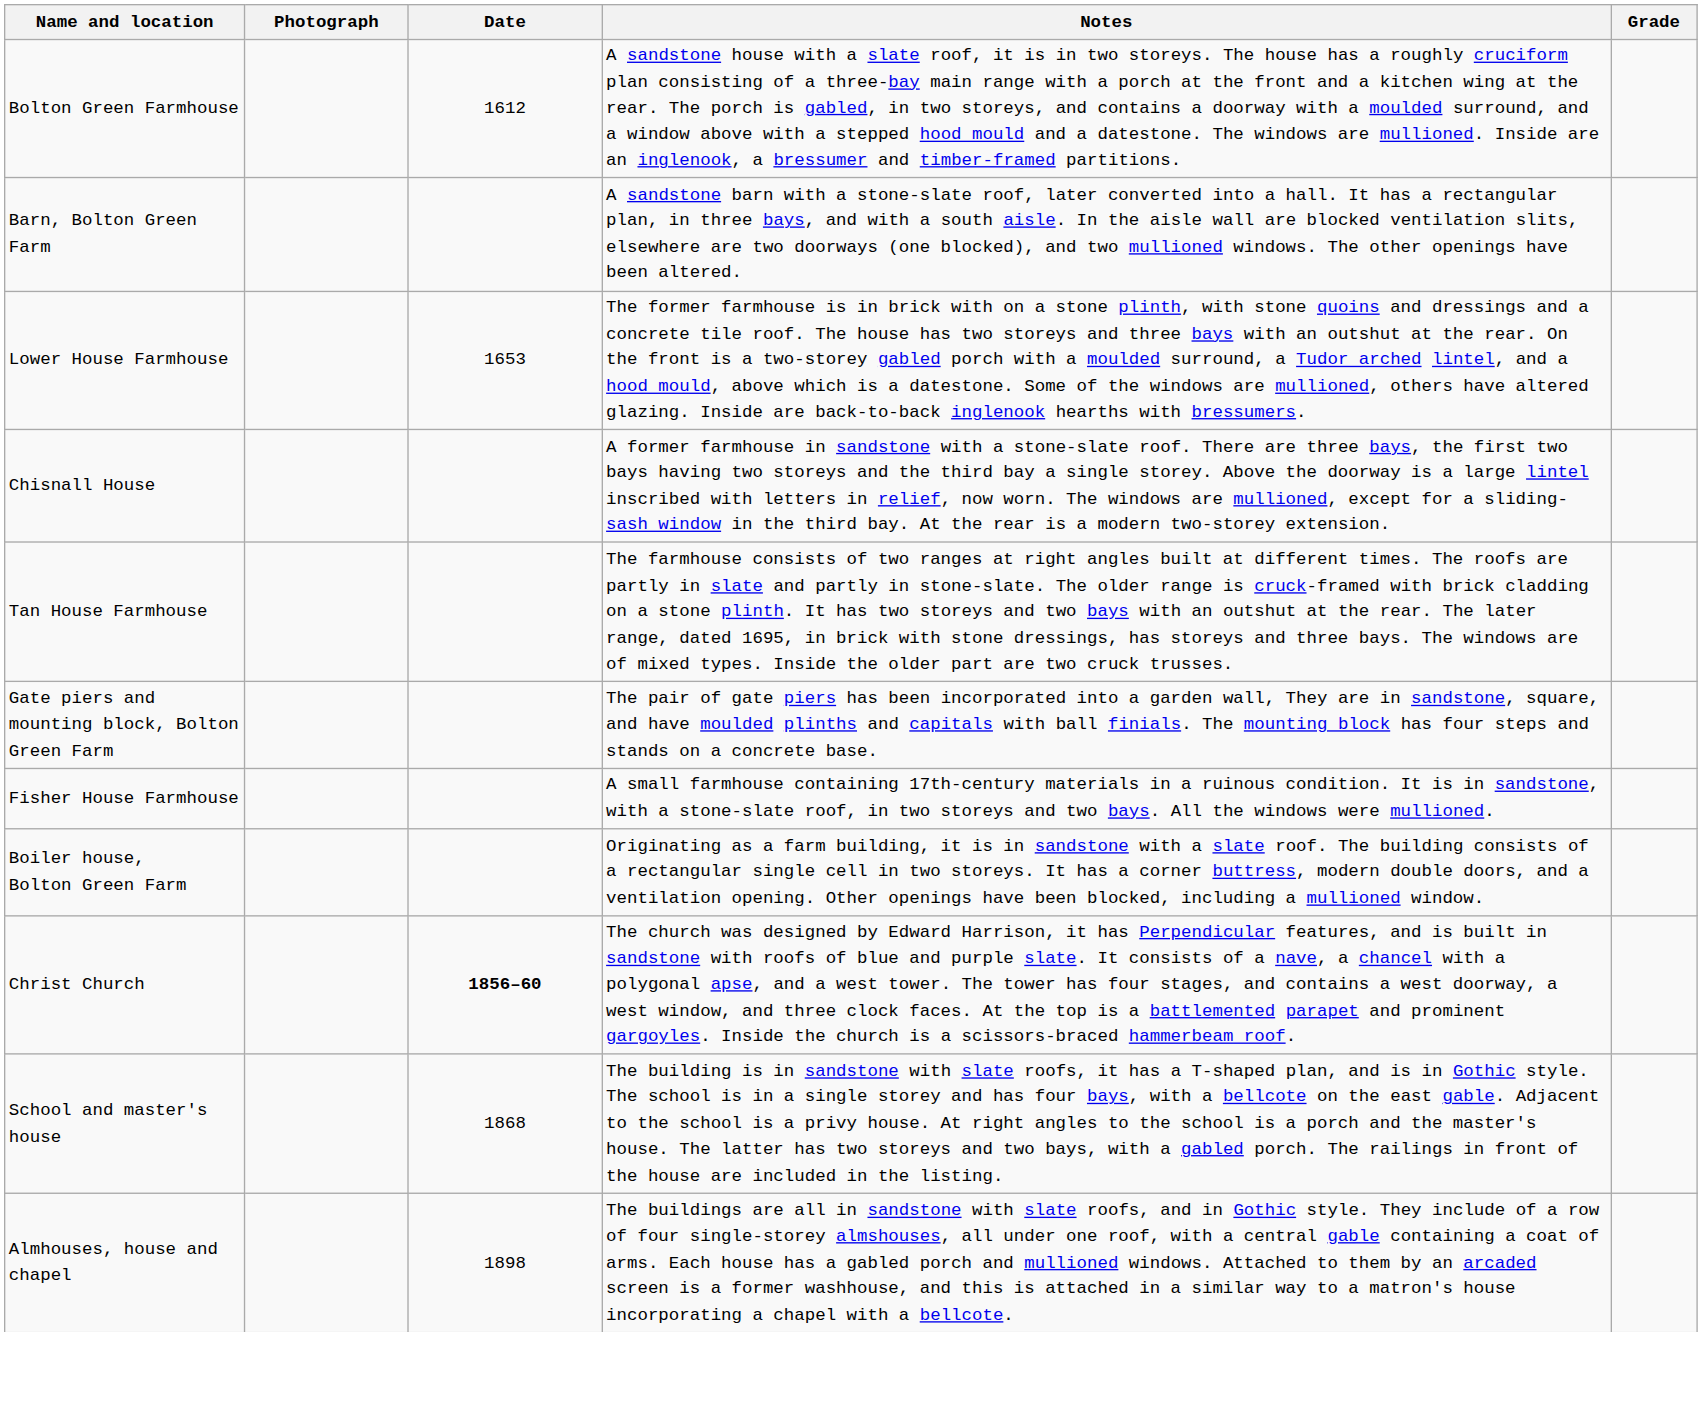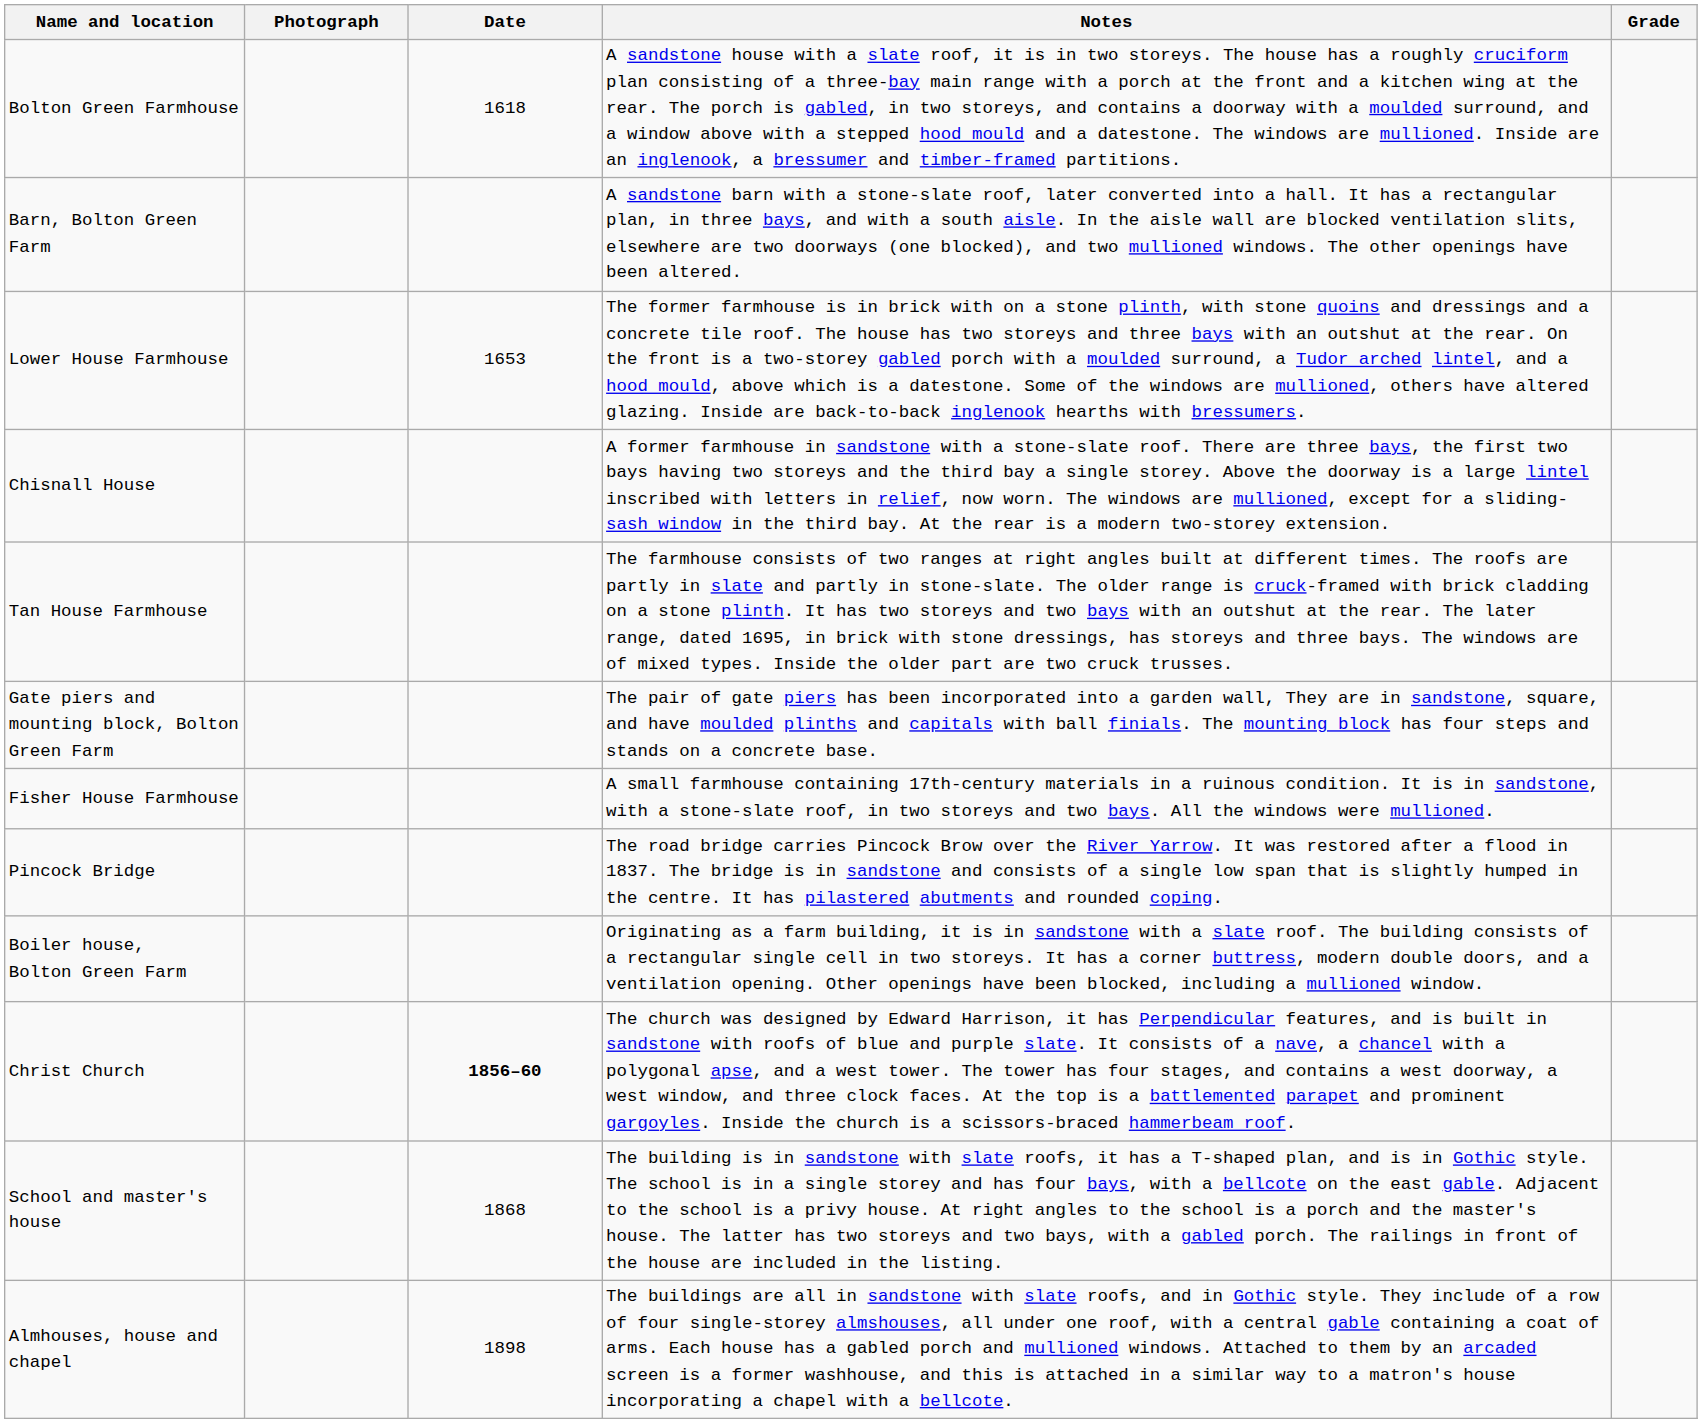(505, 108) 1612 -> (505, 108) 1618
+ row: (82, 872)
